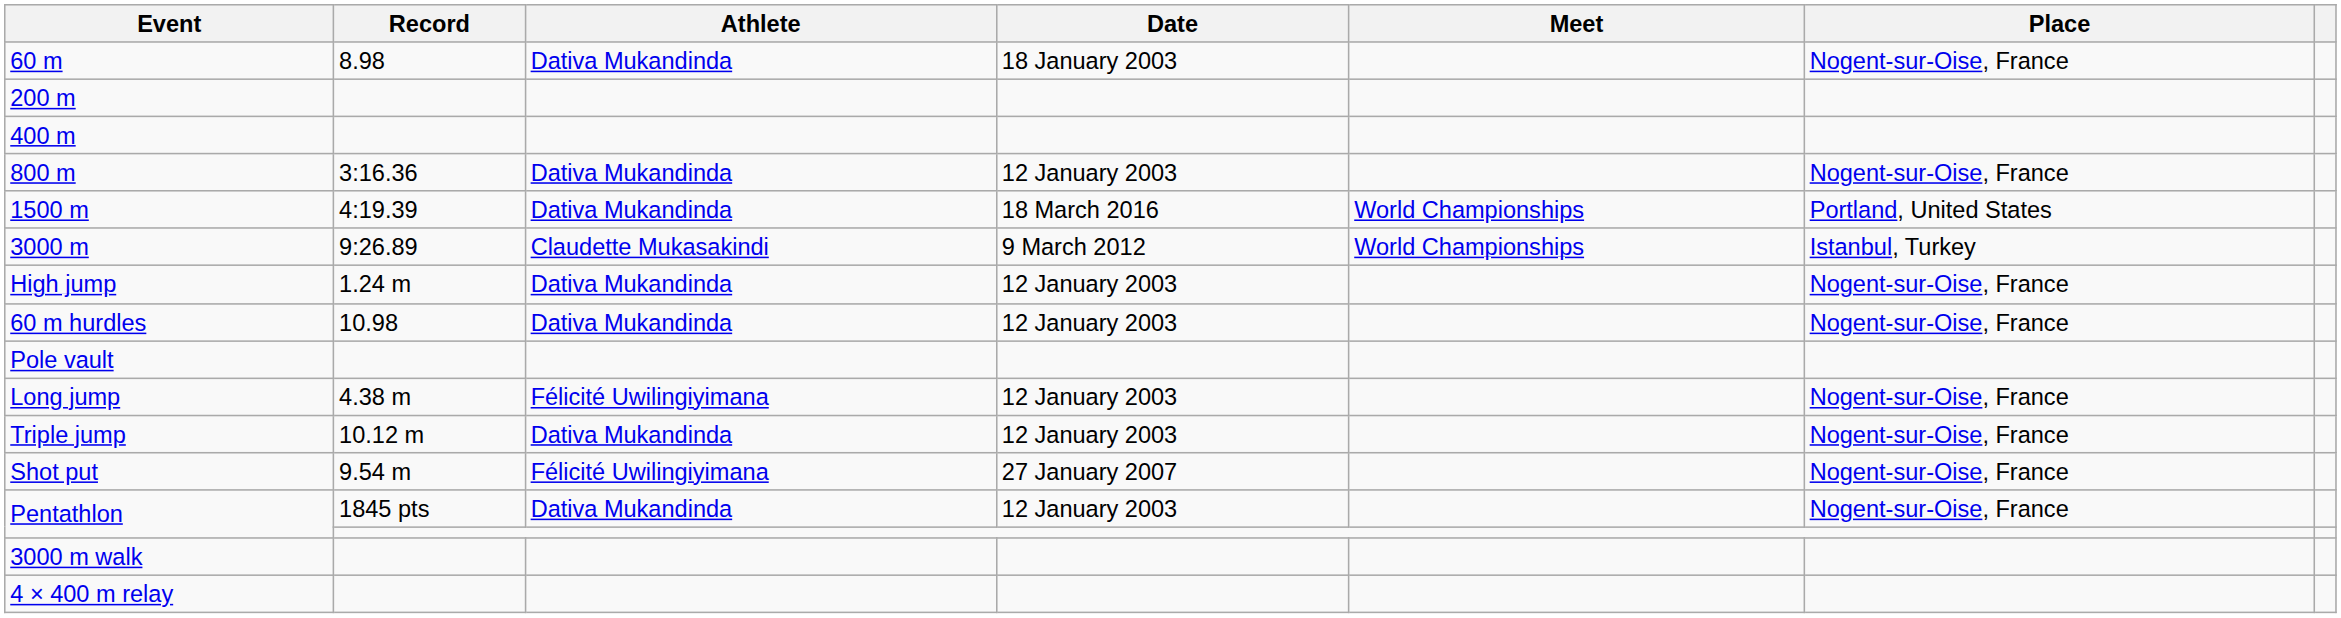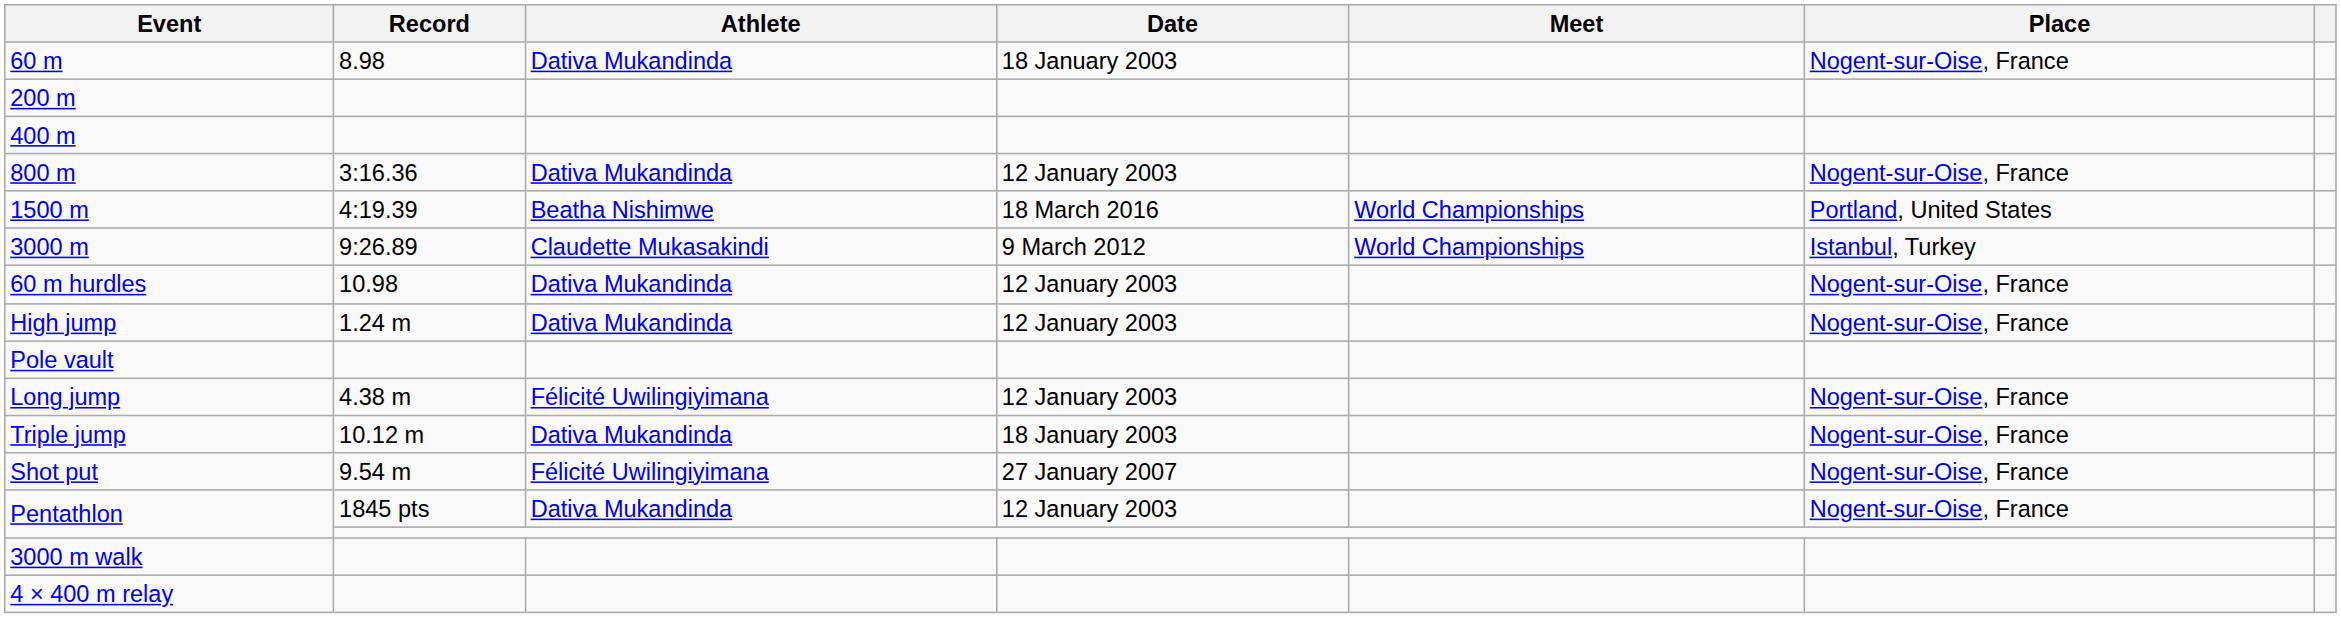(631, 210) Dativa Mukandinda -> (622, 210) Beatha Nishimwe
rows swapped: (78, 322) <-> (63, 285)
(1089, 434) 12 January 2003 -> (1089, 434) 18 January 2003
